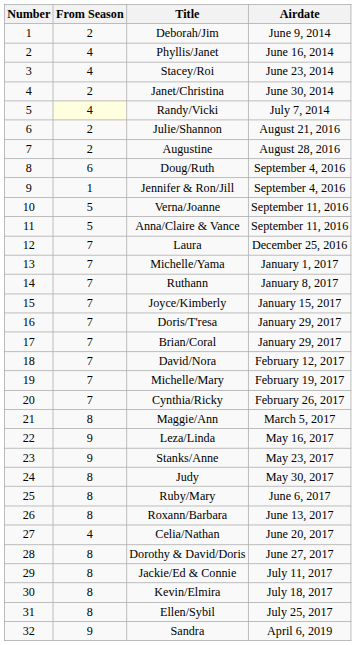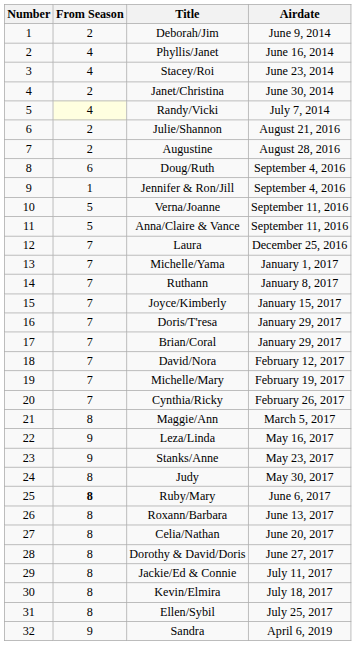(90, 496) normal -> (90, 496) bold
(90, 534) 4 -> (90, 534) 8
